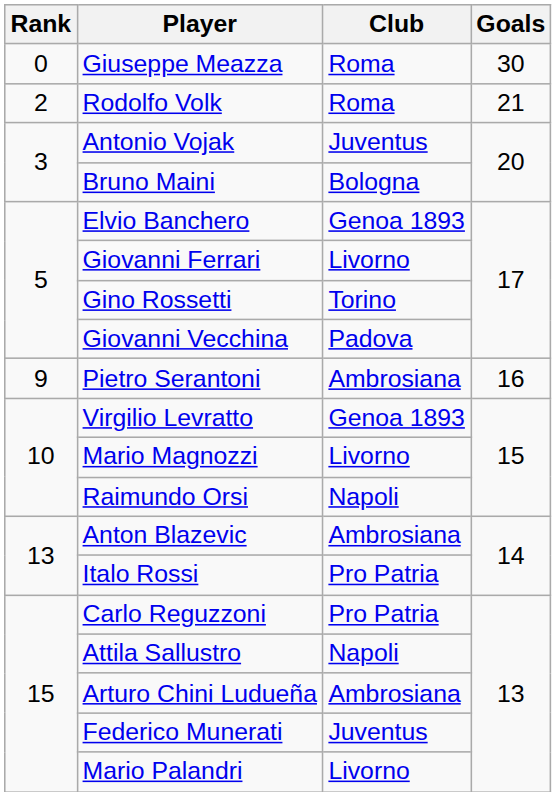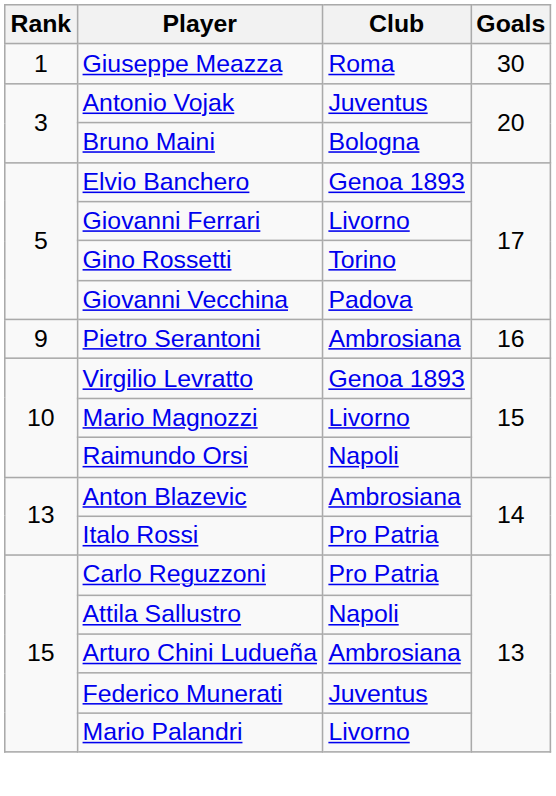(41, 63) 0 -> (41, 63) 1
- row: (152, 102)
